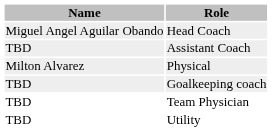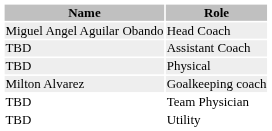(45, 66) Milton Alvarez -> (18, 66) TBD
(18, 84) TBD -> (45, 84) Milton Alvarez
